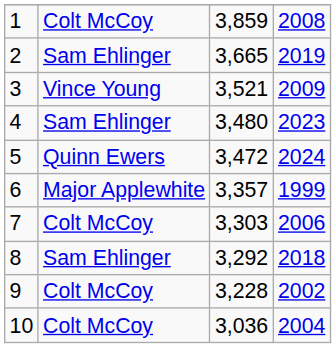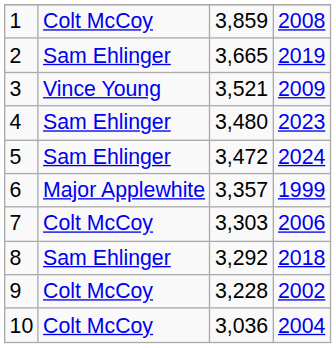(104, 156) Quinn Ewers -> (107, 156) Sam Ehlinger
